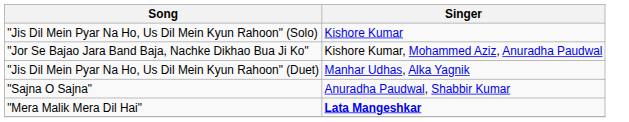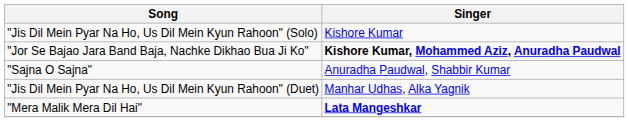(464, 51) normal -> (473, 51) bold
rows swapped: (163, 70) <-> (50, 89)
